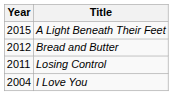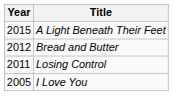(19, 82) 2004 -> (19, 82) 2005
